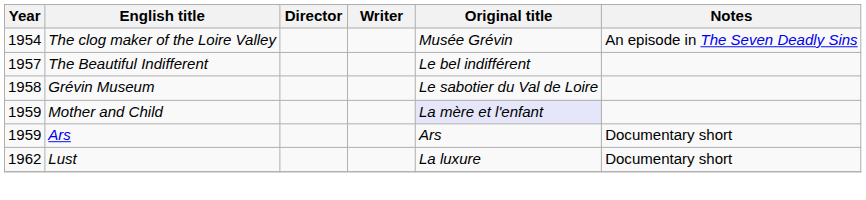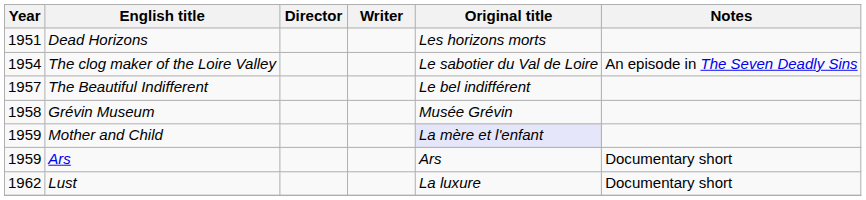+ row: (98, 40)
(466, 40) Musée Grévin -> (509, 64) Le sabotier du Val de Loire
(509, 87) Le sabotier du Val de Loire -> (466, 111) Musée Grévin
